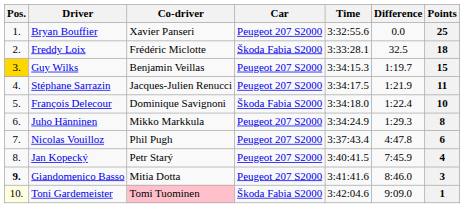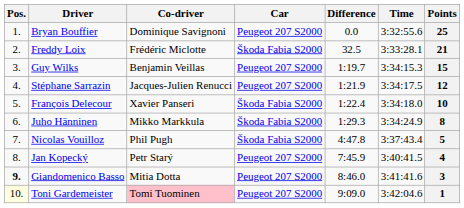columns swapped: (348, 13) <-> (398, 13)
(162, 31) Xavier Panseri -> (178, 31) Dominique Savignoni
(442, 50) 18 -> (442, 50) 21
(17, 68) gold background -> (17, 68) no background
(442, 86) 11 -> (442, 86) 12
(178, 104) Dominique Savignoni -> (162, 104) Xavier Panseri
(280, 122) Peugeot 207 S2000 -> (280, 122) Škoda Fabia S2000
(280, 140) Peugeot 207 S2000 -> (280, 140) Škoda Fabia S2000
(442, 140) 6 -> (442, 140) 5
(280, 194) Škoda Fabia S2000 -> (280, 194) Peugeot 207 S2000
